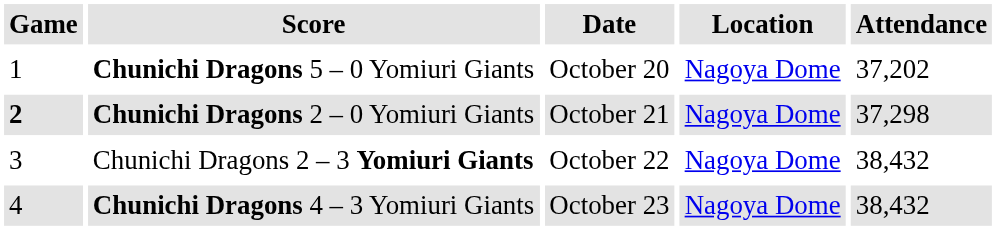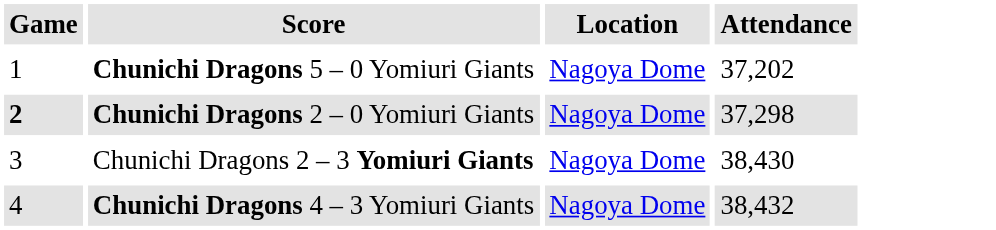- column: (609, 23)
(893, 159) 38,432 -> (757, 159) 38,430
